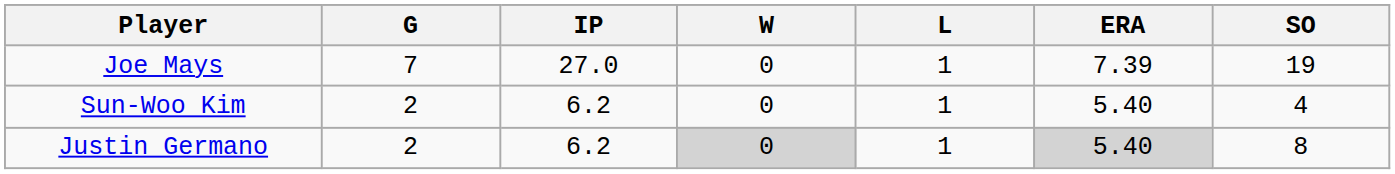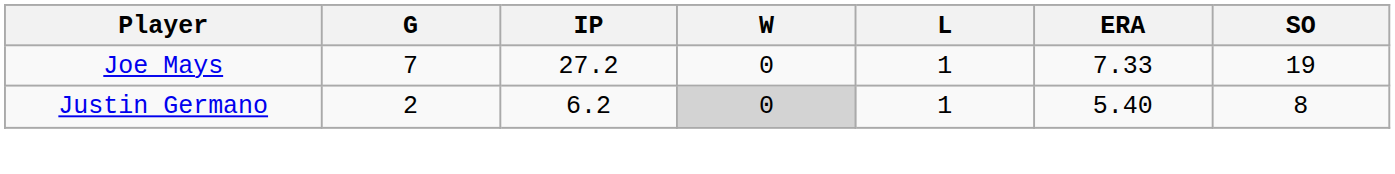(589, 66) 27.0 -> (589, 66) 27.2
(1123, 66) 7.39 -> (1123, 66) 7.33
- row: (163, 107)
(1123, 147) lightgrey background -> (1123, 107) no background
